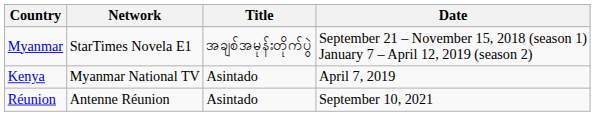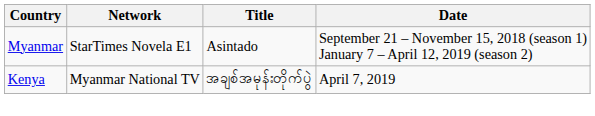(259, 45) အချစ်အမုန်းတိုက်ပွဲ -> (232, 46) Asintado
(232, 76) Asintado -> (259, 78) အချစ်အမုန်းတိုက်ပွဲ
- row: (32, 99)
